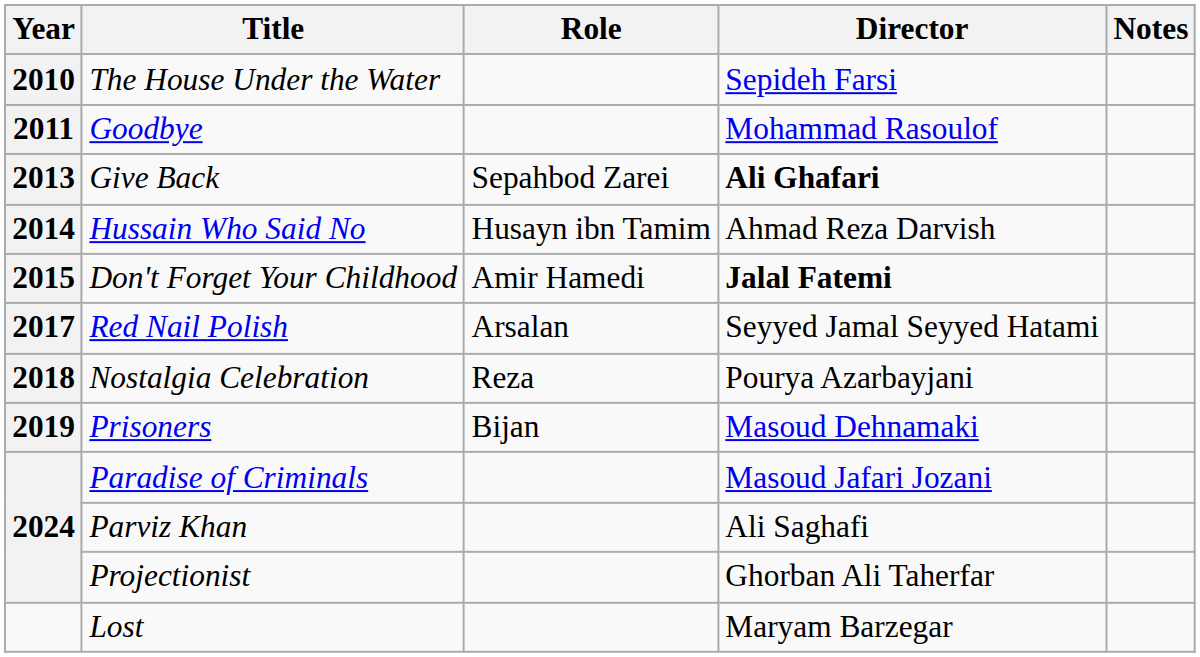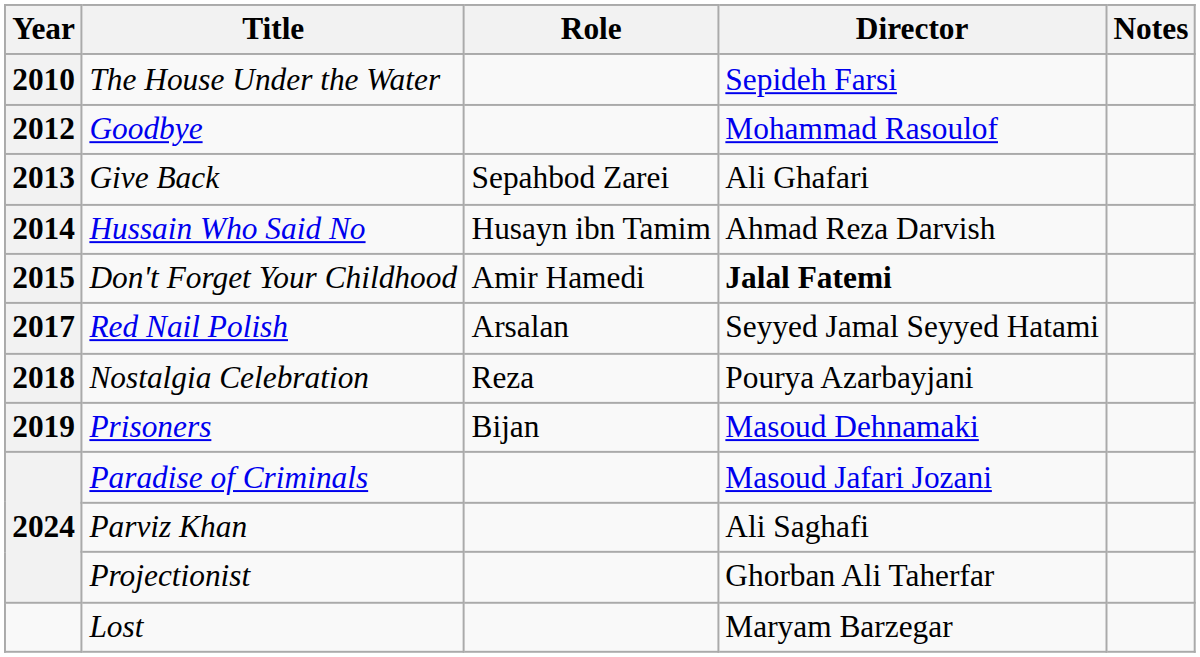(44, 128) 2011 -> (44, 128) 2012
(802, 178) bold -> (797, 178) normal
